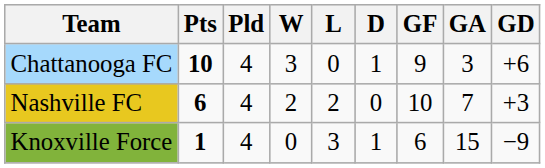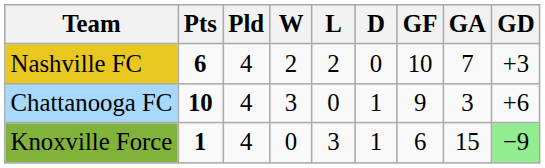rows swapped: (91, 63) <-> (76, 102)
(516, 142) no background -> (516, 142) lightgreen background
